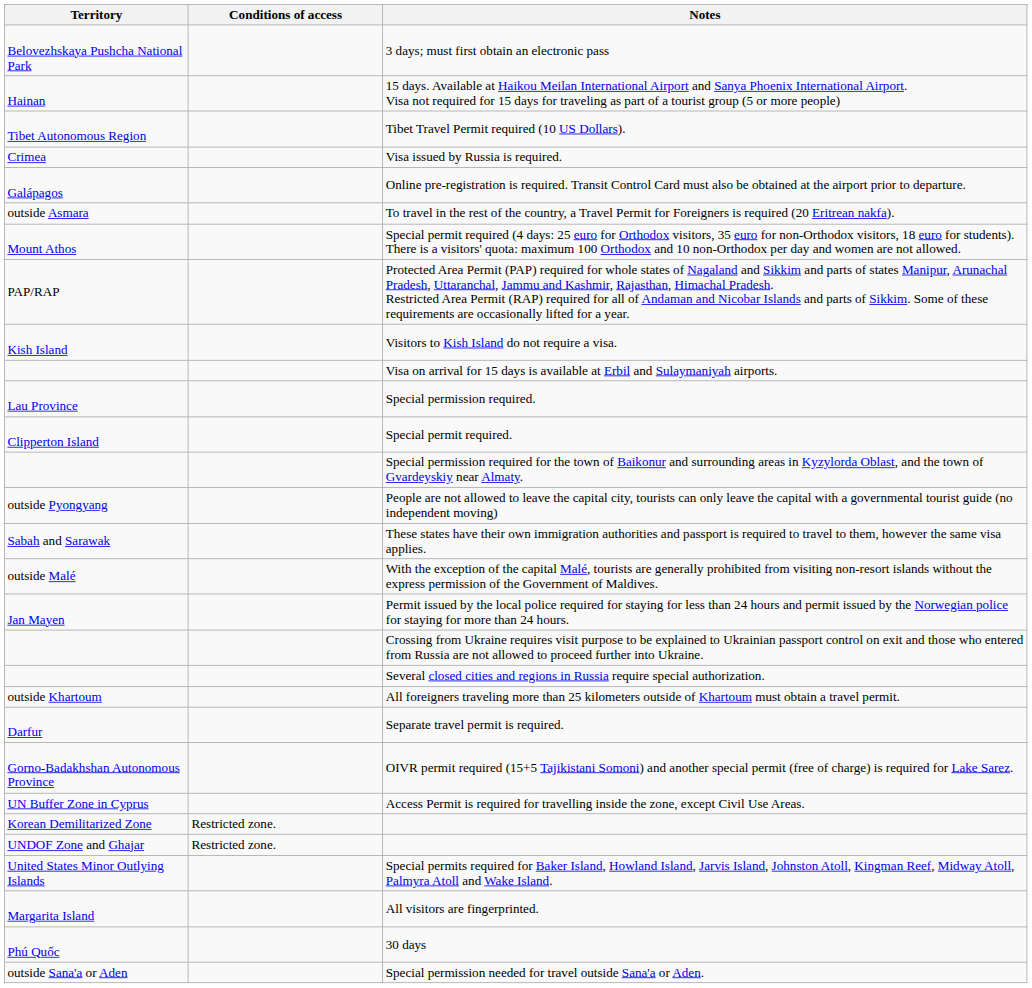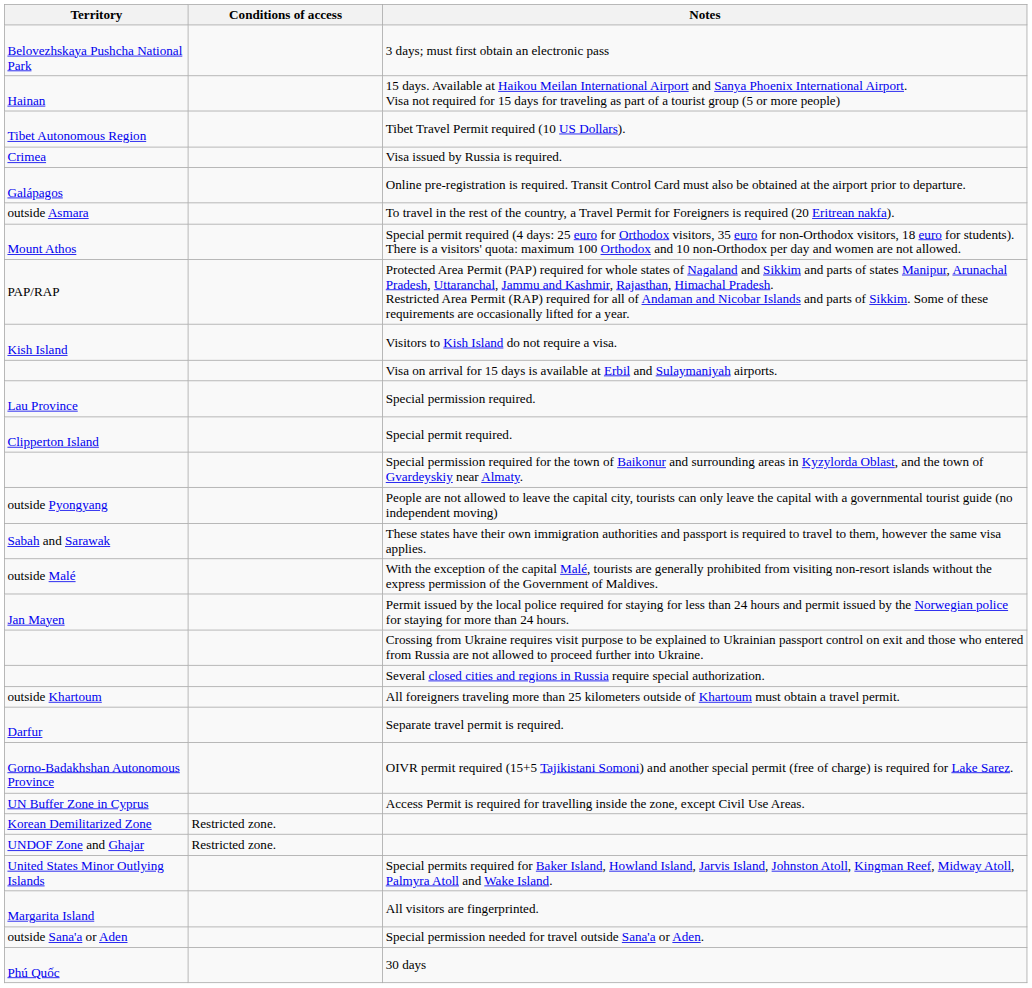rows swapped: (33, 951) <-> (67, 972)
